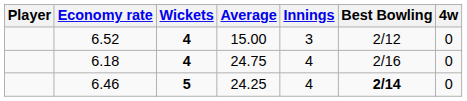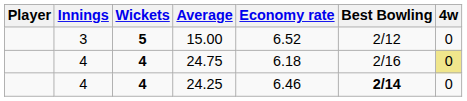columns swapped: (309, 15) <-> (105, 15)
(187, 38) 4 -> (143, 38) 5
(449, 61) no background -> (449, 61) khaki background
(187, 84) 5 -> (143, 84) 4
